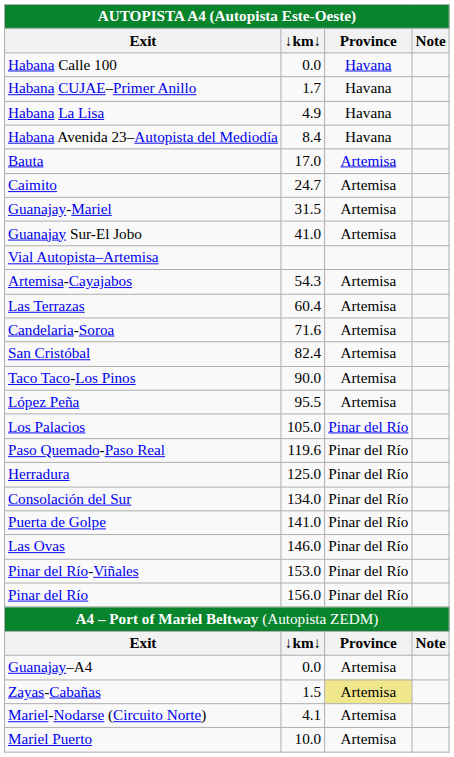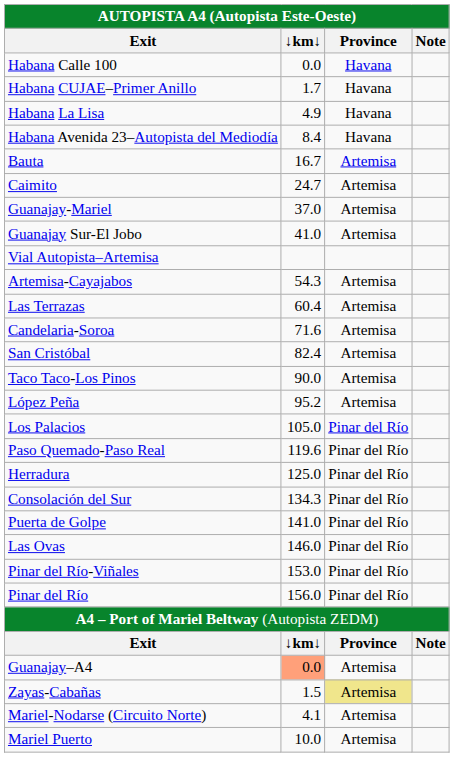(308, 161) 17.0 -> (308, 161) 16.7
(308, 209) 31.5 -> (308, 209) 37.0
(308, 402) 95.5 -> (308, 402) 95.2
(304, 498) 134.0 -> (304, 498) 134.3
(312, 667) no background -> (312, 667) lightsalmon background
